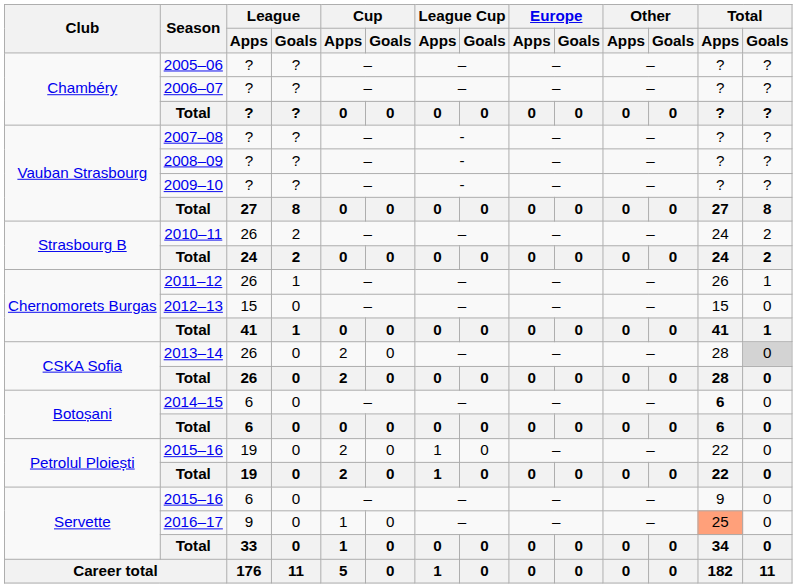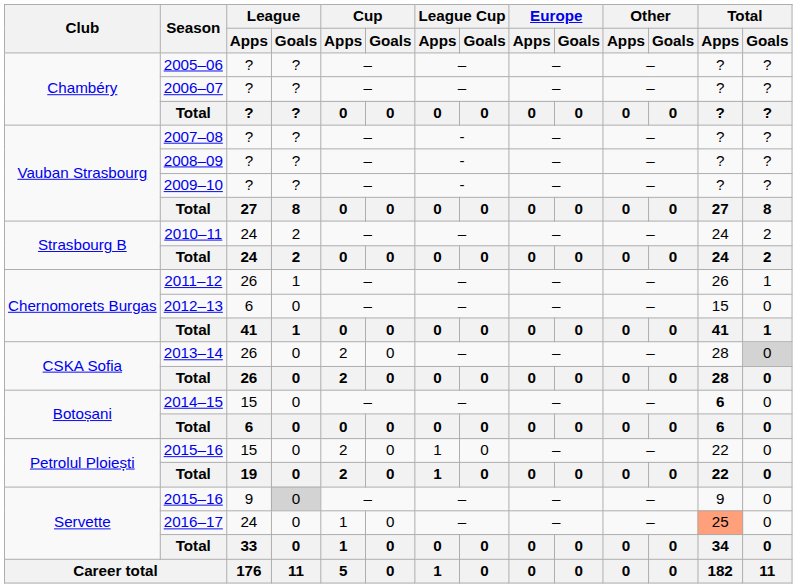(249, 233) 26 -> (249, 233) 24
(249, 305) 15 -> (249, 305) 6
(249, 402) 6 -> (249, 402) 15
(249, 450) 19 -> (249, 450) 15
(249, 498) 6 -> (249, 498) 9
(296, 498) no background -> (296, 498) lightgrey background
(249, 522) 9 -> (249, 522) 24
